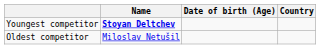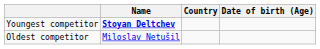columns swapped: (297, 11) <-> (230, 11)
